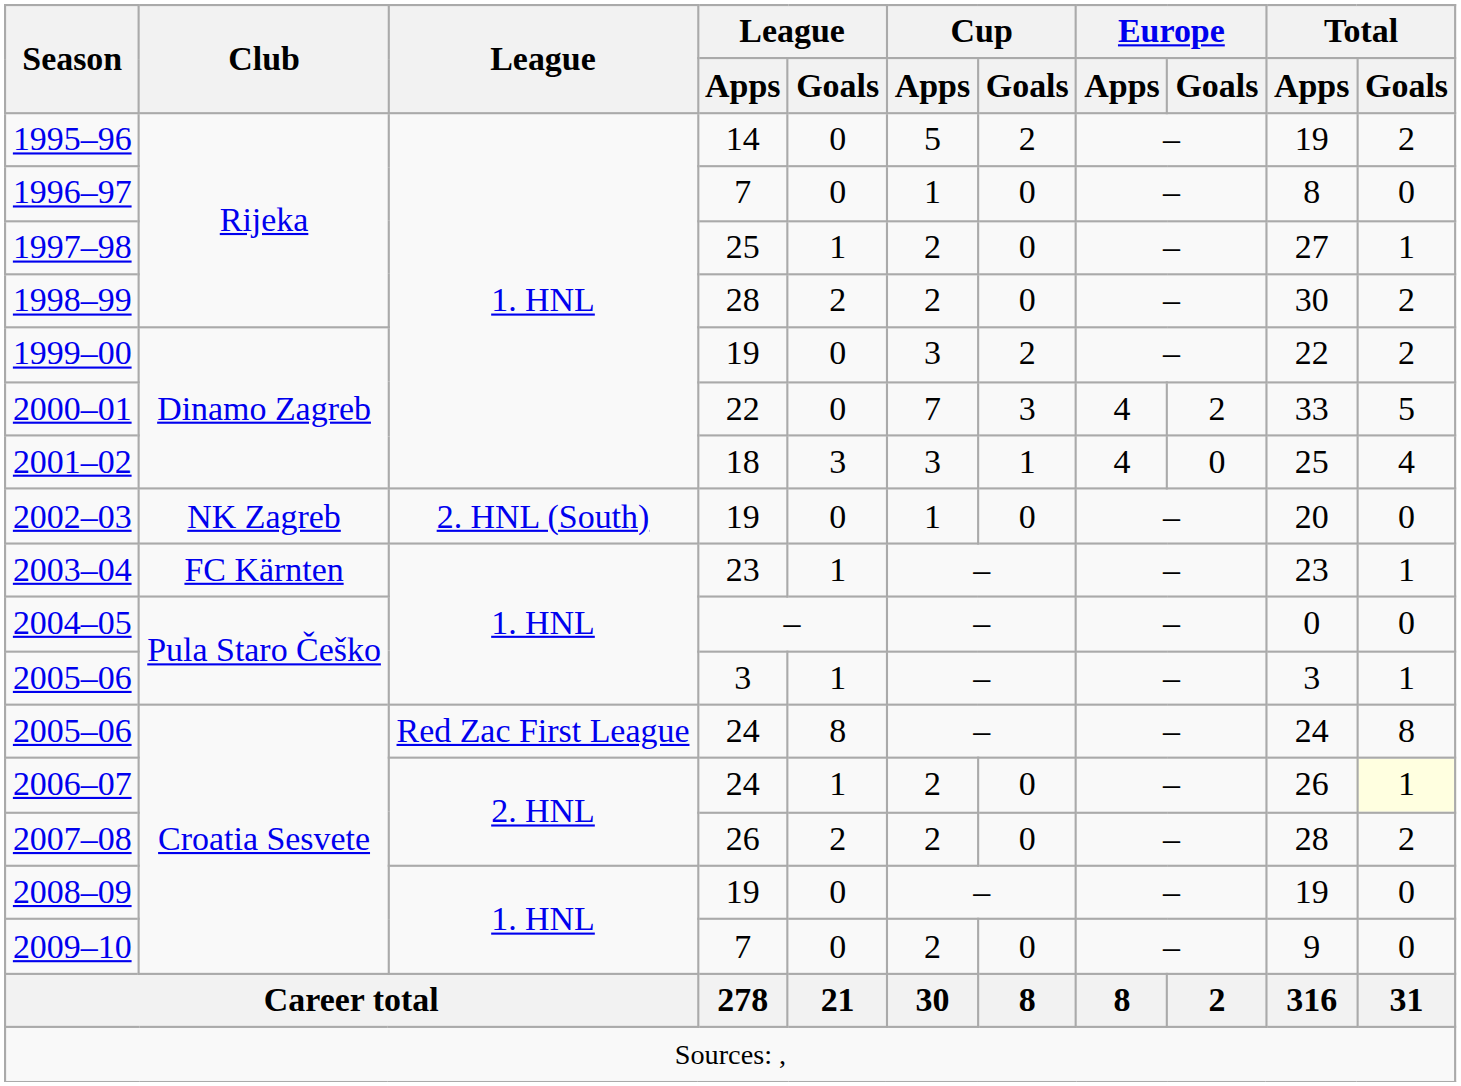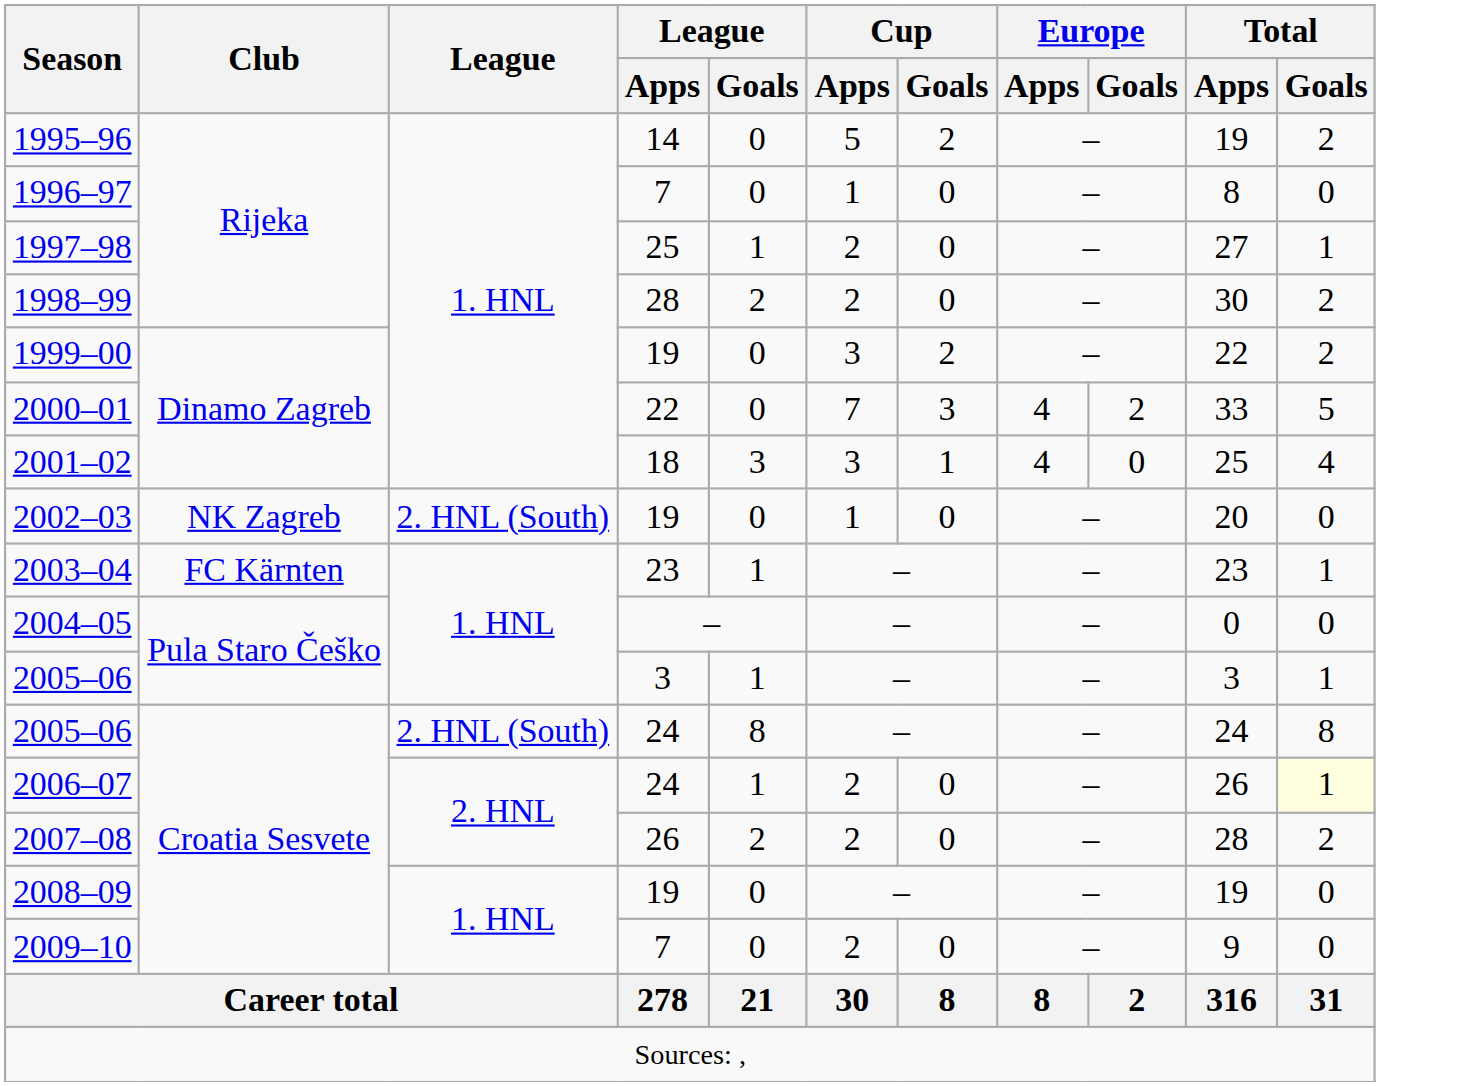(543, 730) Red Zac First League -> (503, 730) 2. HNL (South)
